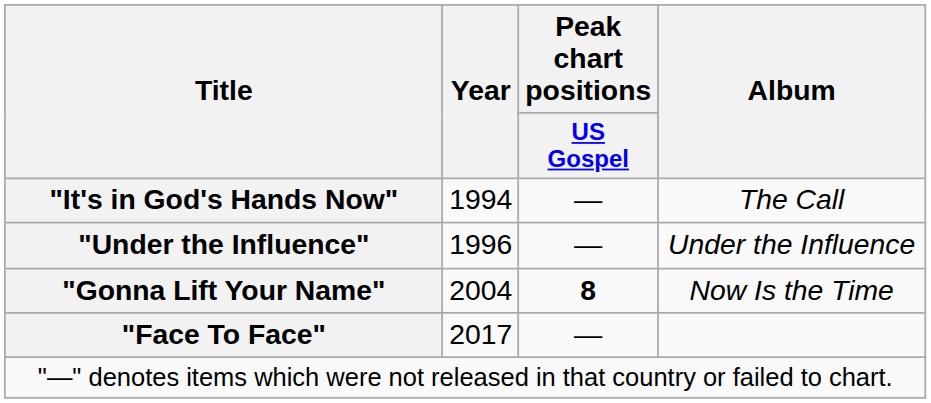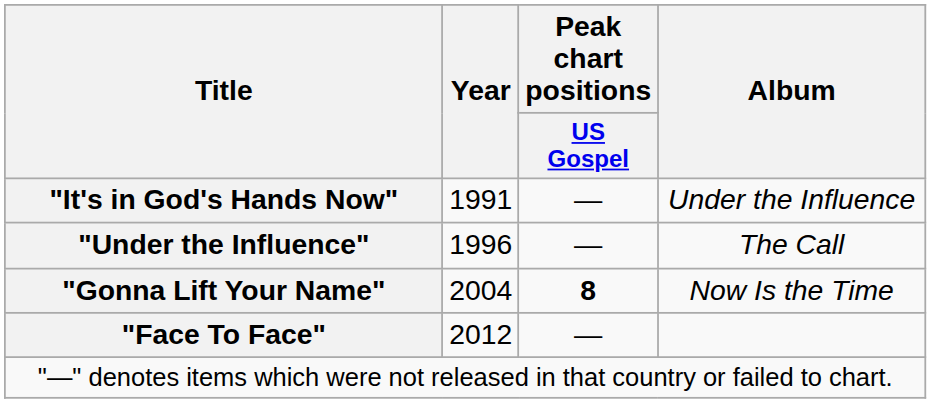(481, 200) 1994 -> (481, 200) 1991
(792, 200) The Call -> (792, 200) Under the Influence
(792, 244) Under the Influence -> (792, 244) The Call
(481, 334) 2017 -> (481, 334) 2012
